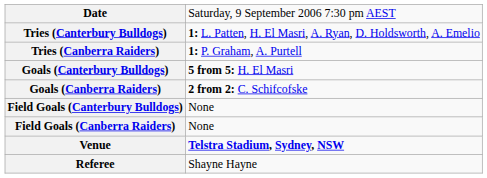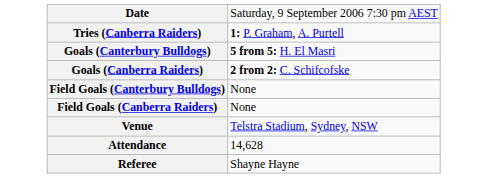- row: (95, 32)
(266, 145) bold -> (304, 126) normal
+ row: (137, 145)
